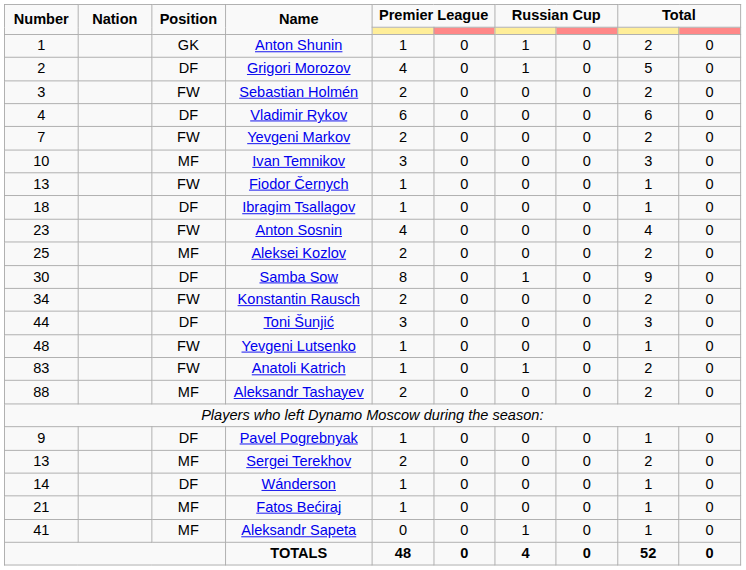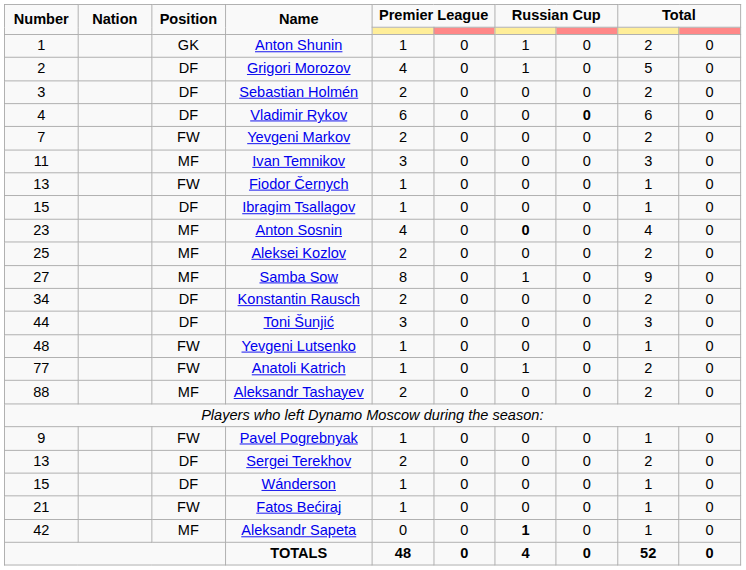(188, 92) FW -> (188, 92) DF
(587, 115) normal -> (587, 115) bold
(41, 161) 10 -> (41, 161) 11
(41, 207) 18 -> (41, 207) 15
(188, 230) FW -> (188, 230) MF
(526, 230) normal -> (526, 230) bold
(41, 276) 30 -> (41, 276) 27
(188, 276) DF -> (188, 276) MF
(188, 299) FW -> (188, 299) DF
(41, 369) 83 -> (41, 369) 77
(188, 438) DF -> (188, 438) FW
(188, 461) MF -> (188, 461) DF
(41, 484) 14 -> (41, 484) 15
(188, 507) MF -> (188, 507) FW
(41, 530) 41 -> (41, 530) 42
(526, 530) normal -> (526, 530) bold
